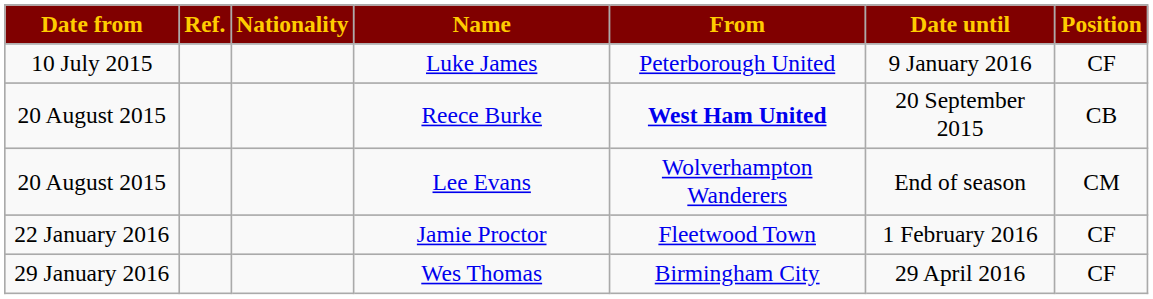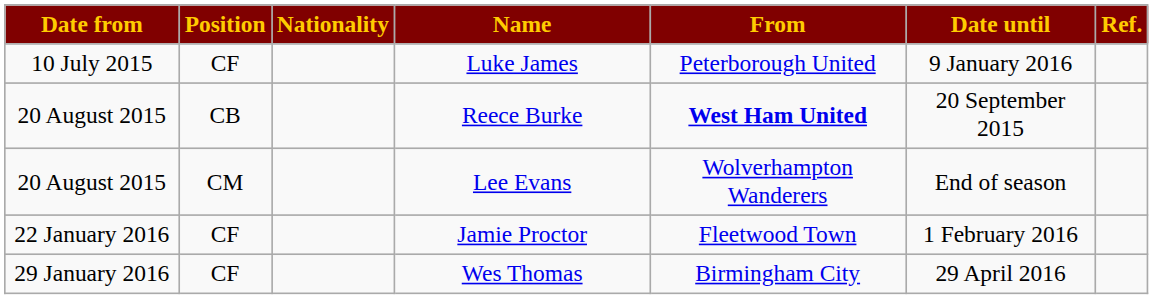columns swapped: (1101, 24) <-> (205, 24)
